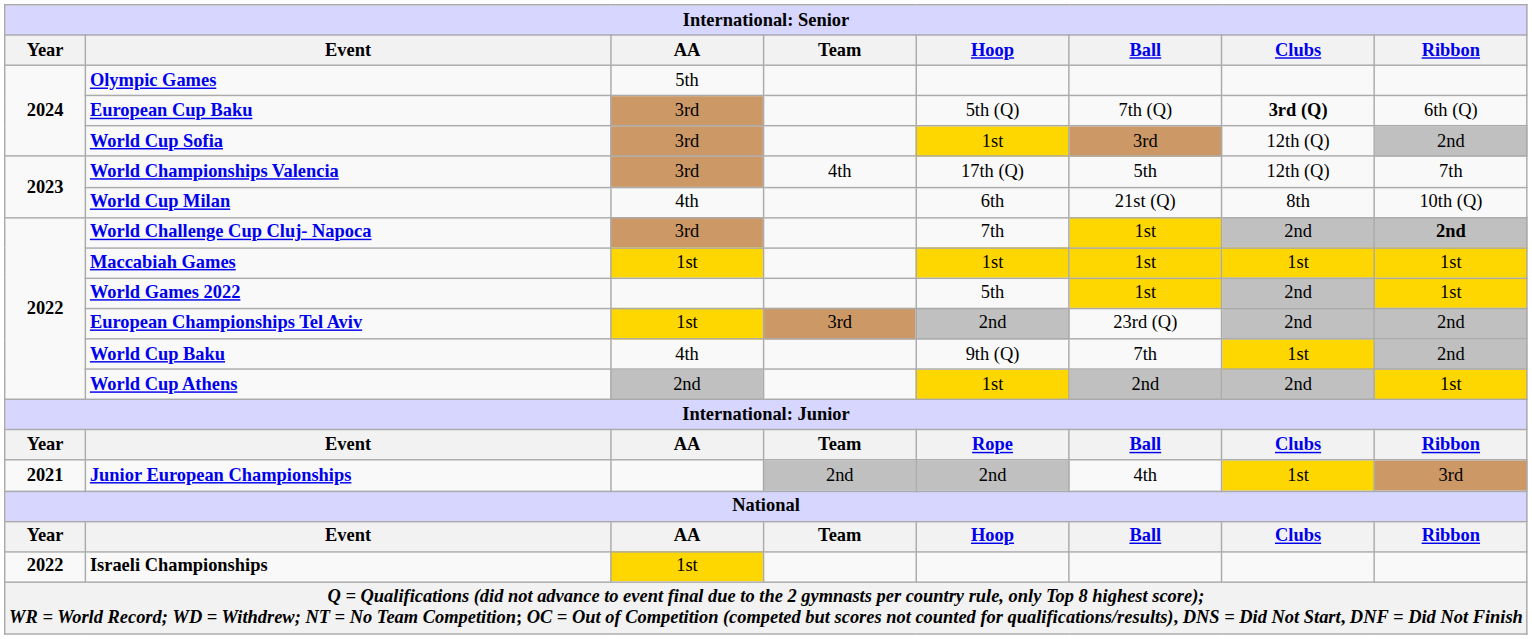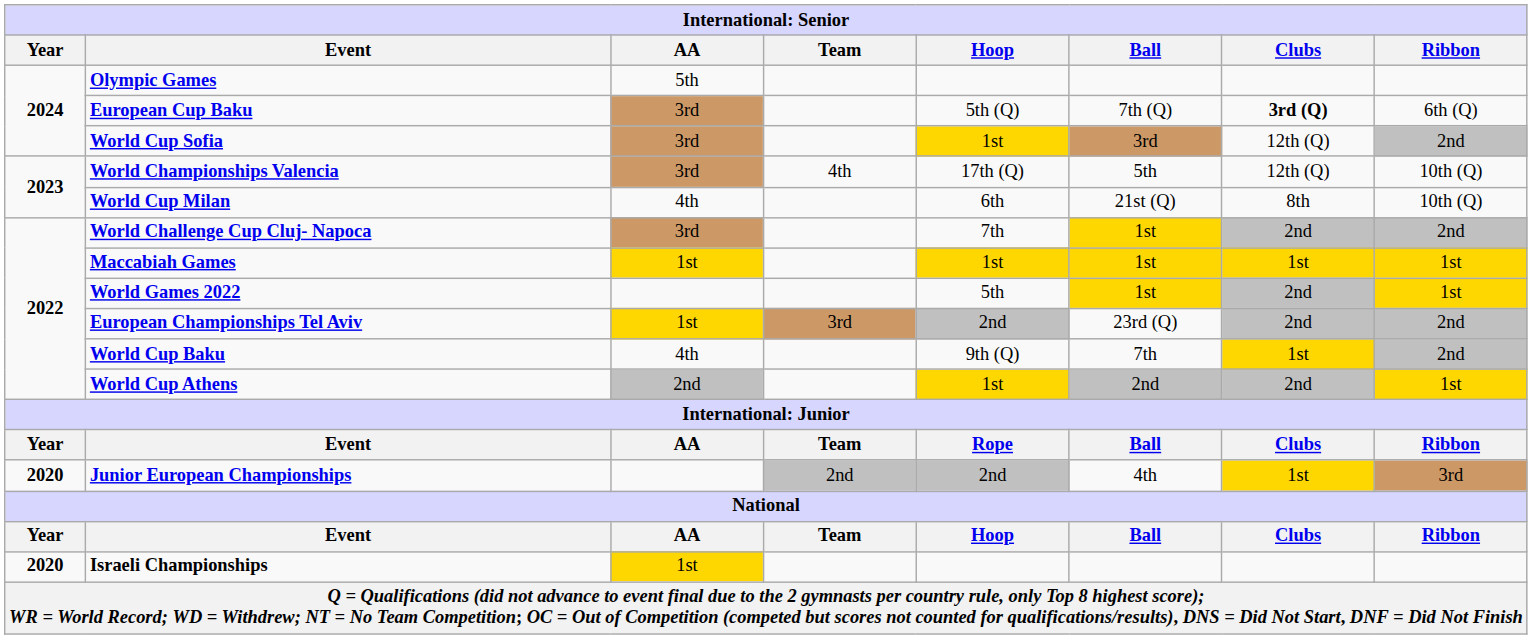(1451, 171) 7th -> (1451, 171) 10th (Q)
(1451, 232) bold -> (1451, 232) normal
(45, 475) 2021 -> (45, 475) 2020
(45, 566) 2022 -> (45, 566) 2020
